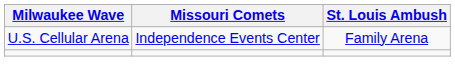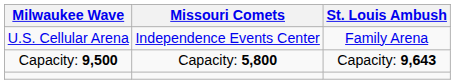+ row: (68, 60)
